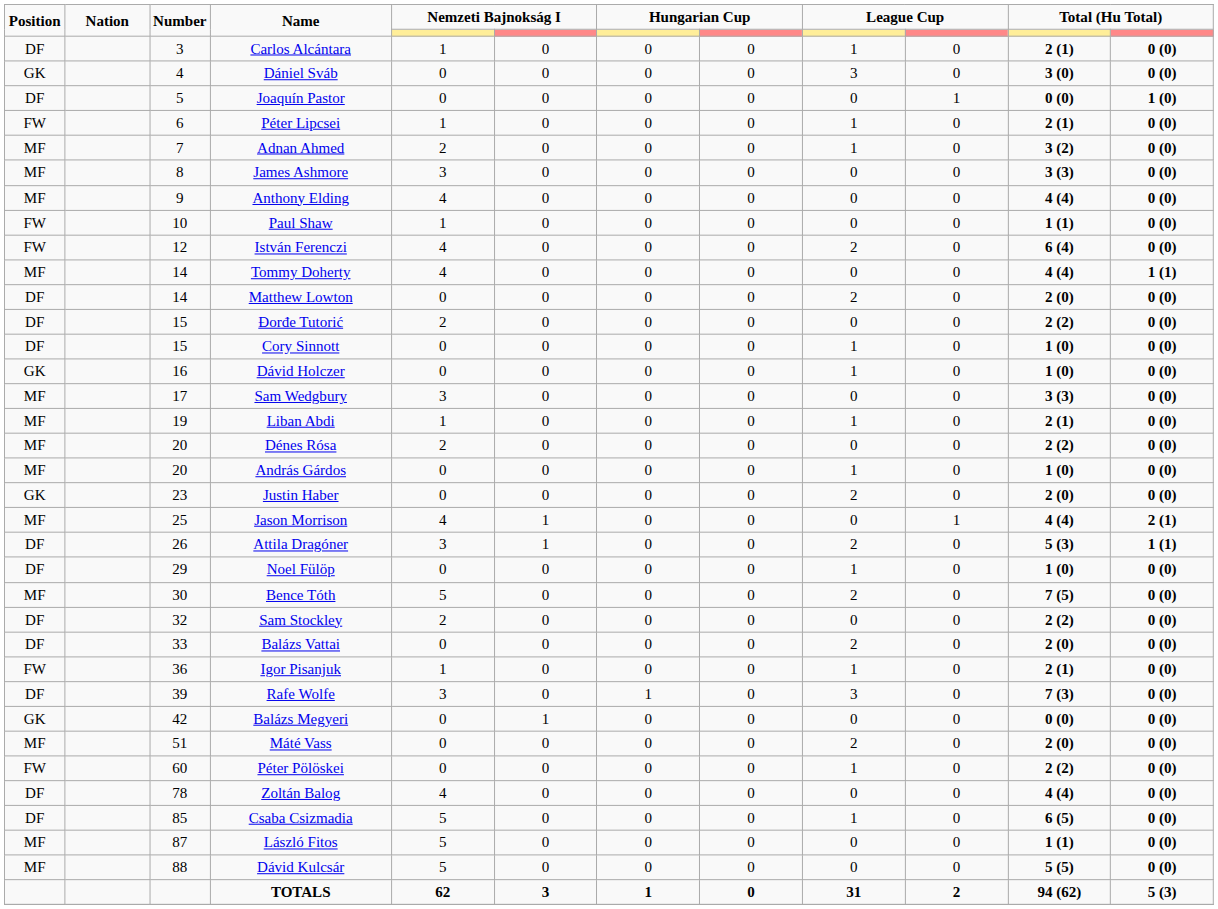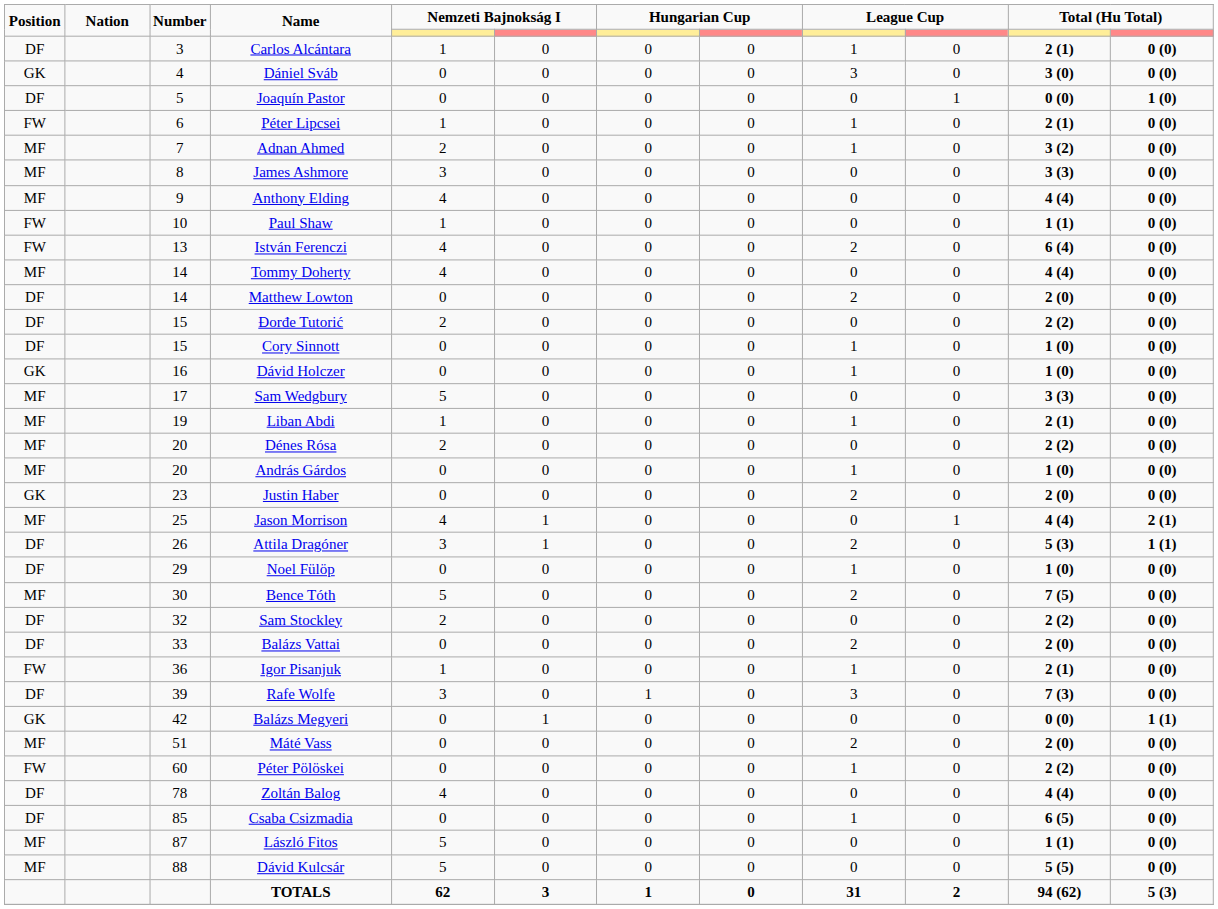(180, 247) 12 -> (180, 247) 13
(1162, 272) 1 (1) -> (1162, 272) 0 (0)
(443, 396) 3 -> (443, 396) 5
(1162, 718) 0 (0) -> (1162, 718) 1 (1)
(443, 818) 5 -> (443, 818) 0
